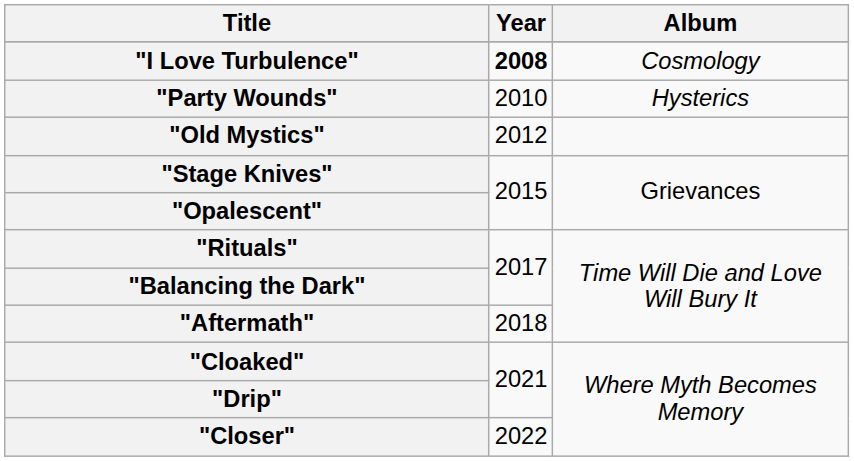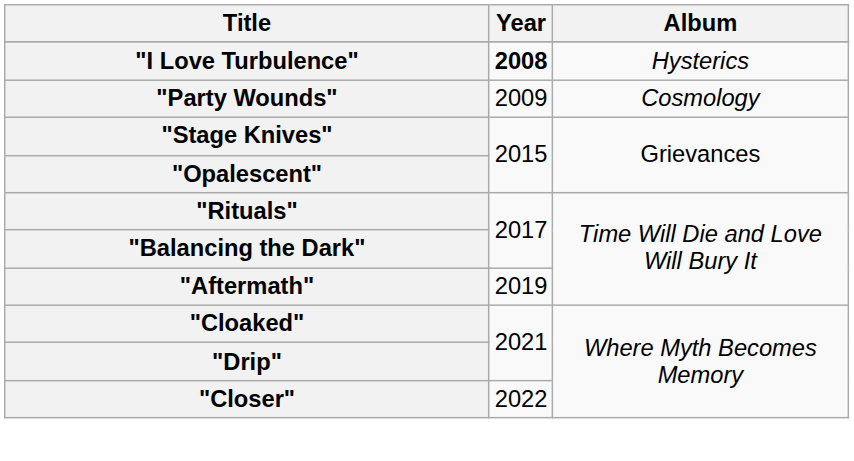(700, 60) Cosmology -> (700, 60) Hysterics
(521, 98) 2010 -> (521, 98) 2009
(700, 98) Hysterics -> (700, 98) Cosmology
- row: (247, 135)
(521, 323) 2018 -> (521, 286) 2019
